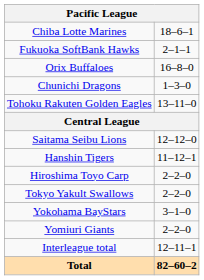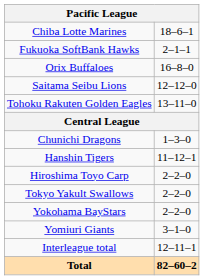rows swapped: (79, 139) <-> (79, 85)
(177, 211) 3–1–0 -> (177, 211) 2–2–0
(177, 229) 2–2–0 -> (177, 229) 3–1–0
